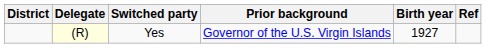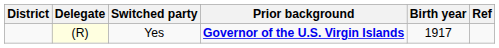(297, 33) normal -> (304, 33) bold
(425, 33) 1927 -> (438, 33) 1917
